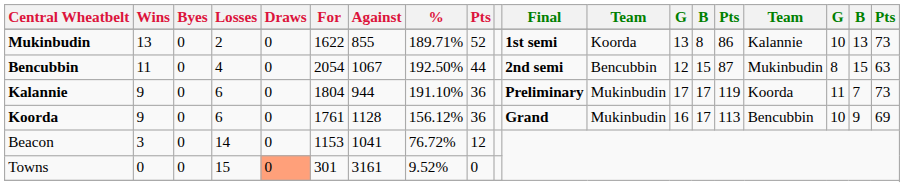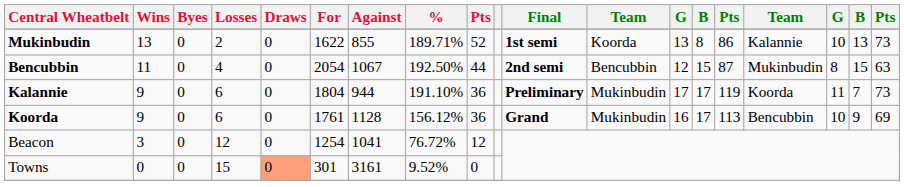(223, 142) 14 -> (223, 142) 12
(329, 142) 1153 -> (329, 142) 1254
